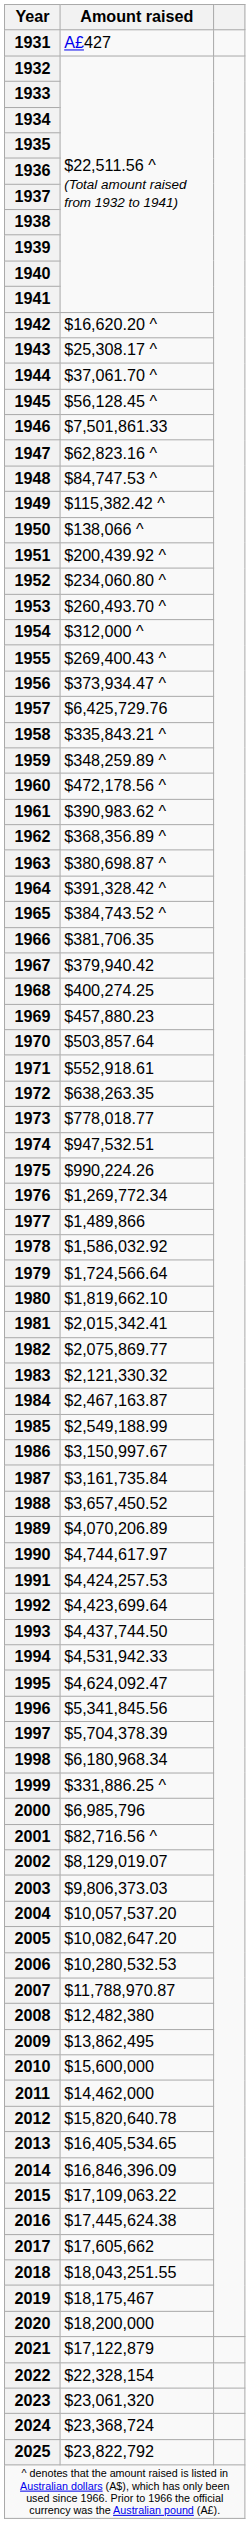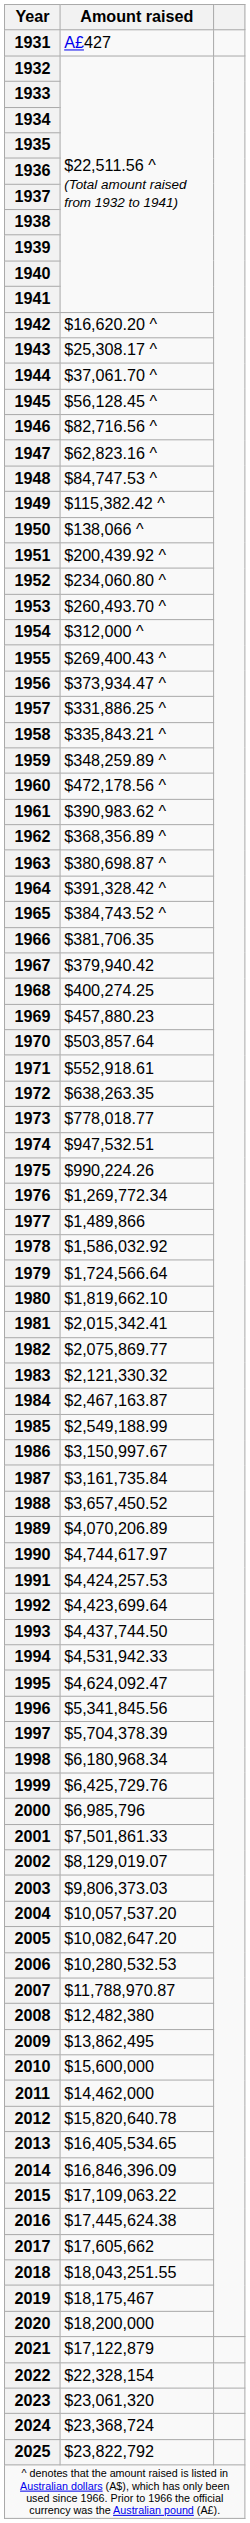(116, 427) $7,501,861.33 -> (111, 427) $82,716.56 ^
(116, 709) $6,425,729.76 -> (115, 709) $331,886.25 ^
(115, 1785) $331,886.25 ^ -> (116, 1785) $6,425,729.76
(111, 1836) $82,716.56 ^ -> (116, 1836) $7,501,861.33
